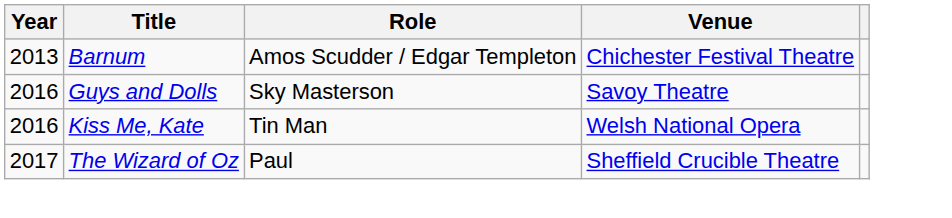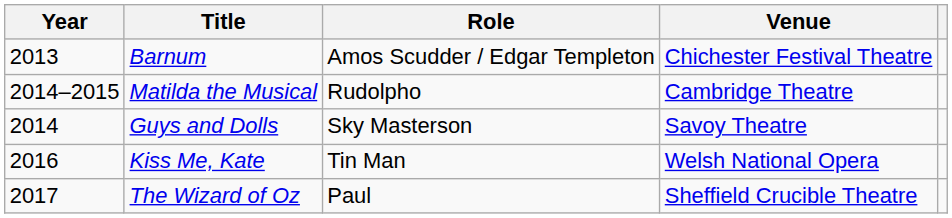+ row: (223, 91)
(34, 91) 2016 -> (34, 126) 2014
